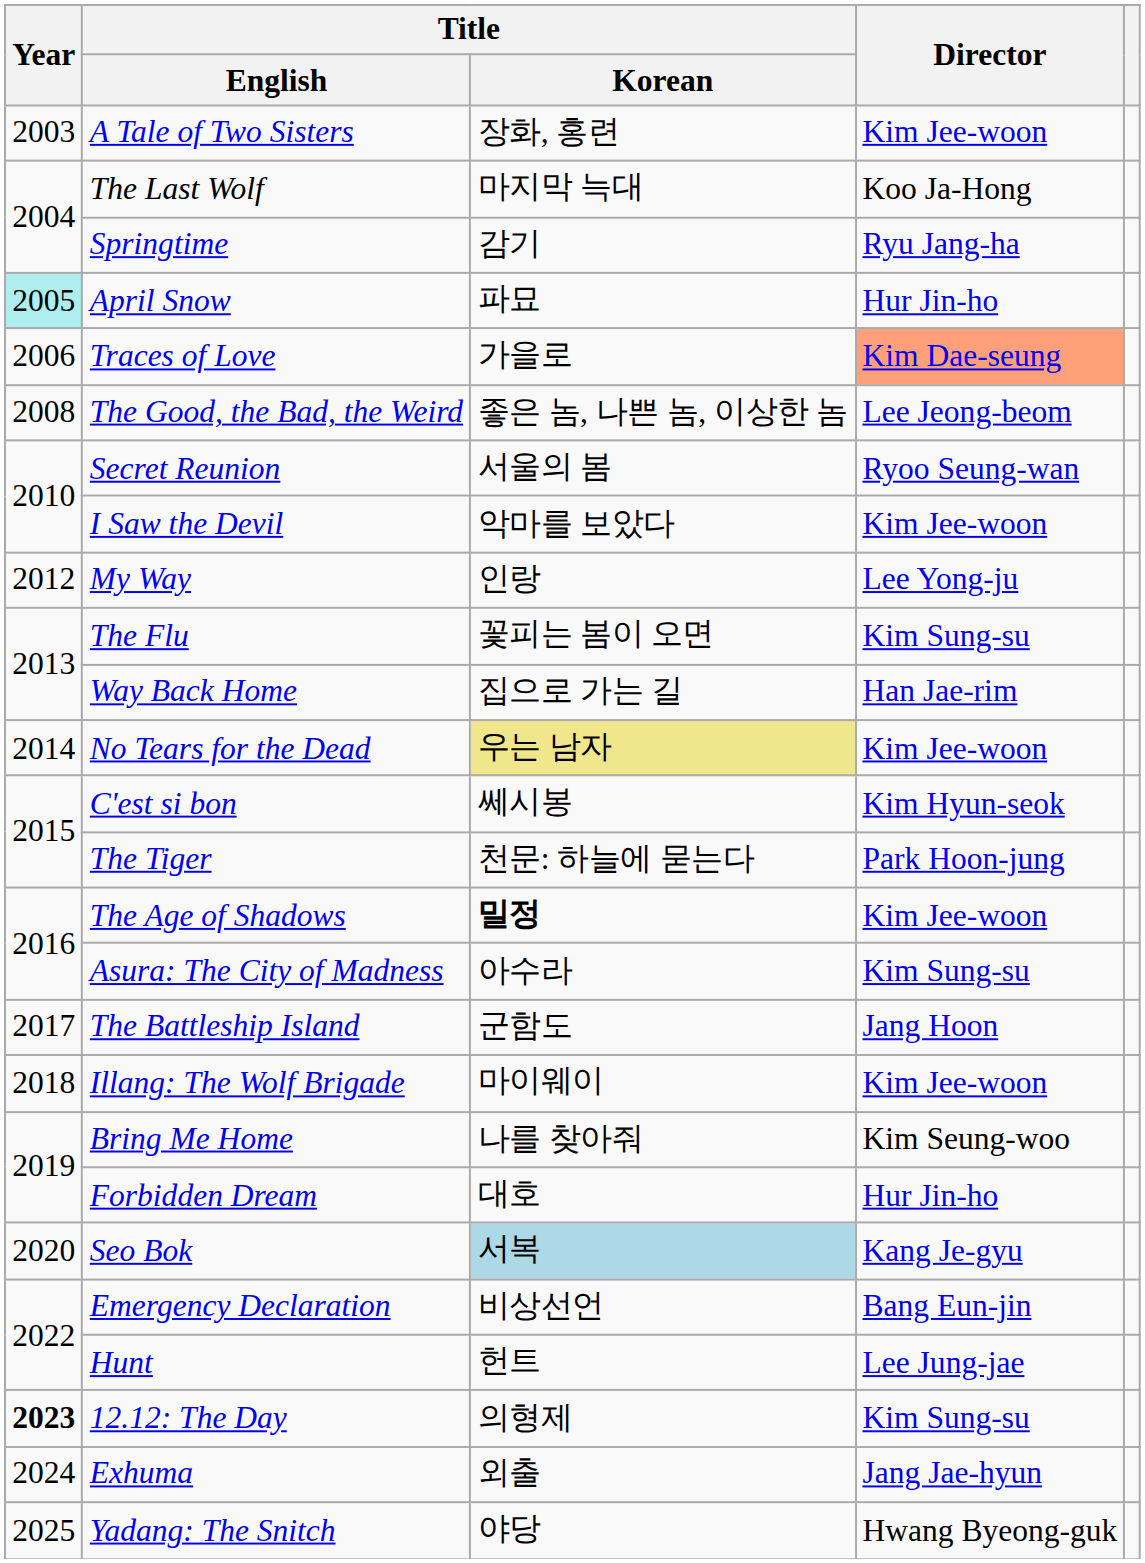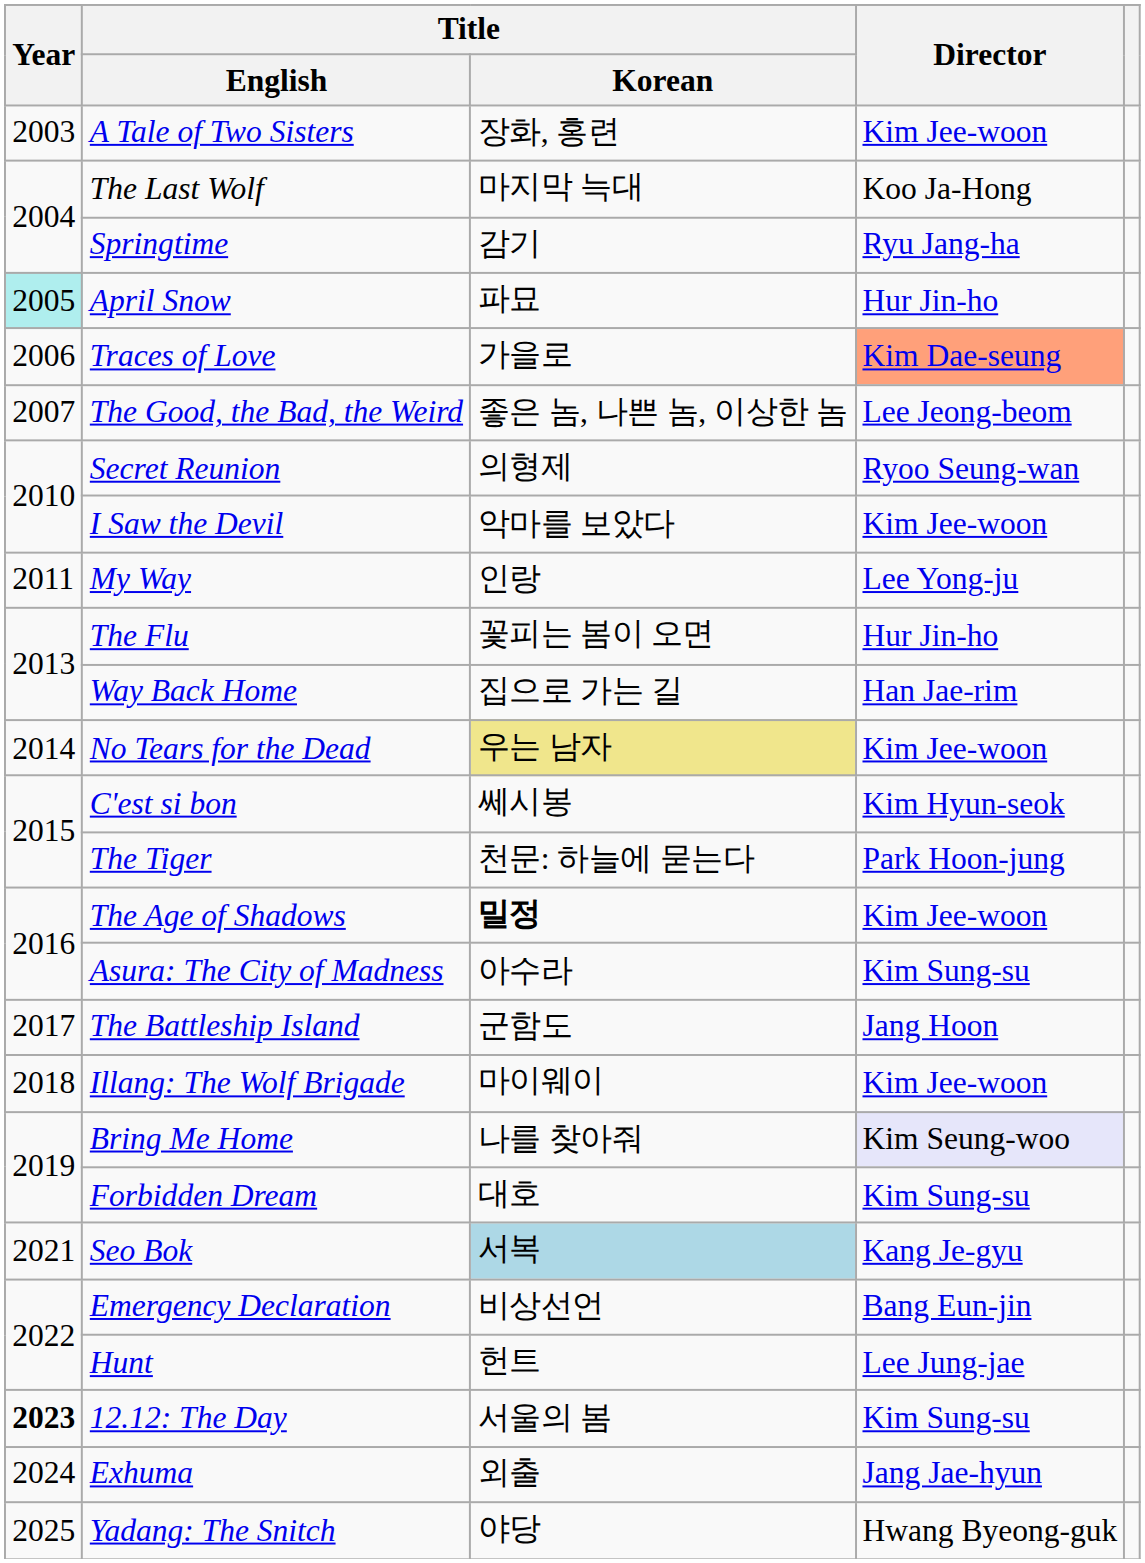(44, 411) 2008 -> (44, 411) 2007
(545, 466) 서울의 봄 -> (525, 466) 의형제
(44, 579) 2012 -> (43, 579) 2011
(946, 635) Kim Sung-su -> (930, 635) Hur Jin-ho
(966, 1138) no background -> (966, 1138) lavender background
(930, 1194) Hur Jin-ho -> (946, 1194) Kim Sung-su
(44, 1250) 2020 -> (44, 1250) 2021
(525, 1417) 의형제 -> (545, 1417) 서울의 봄
